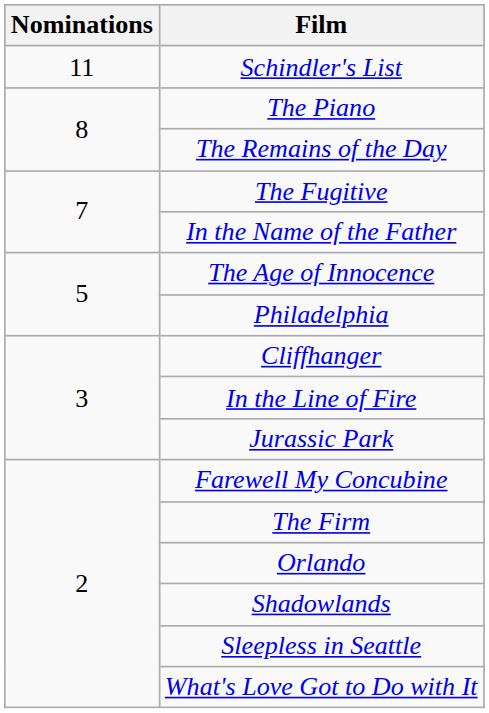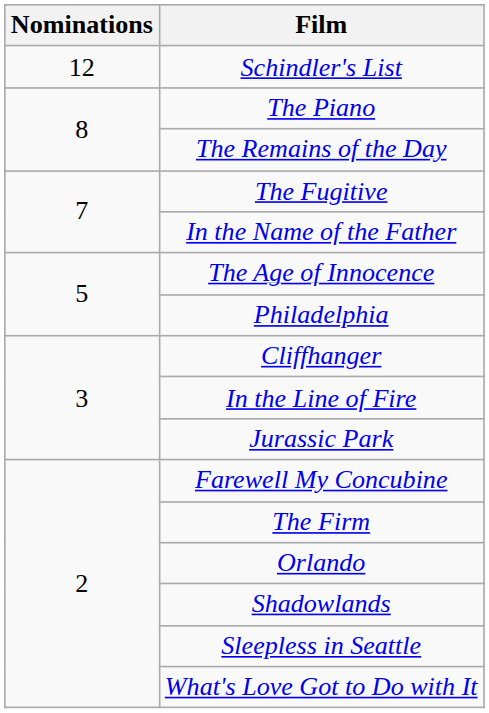(82, 66) 11 -> (82, 66) 12
